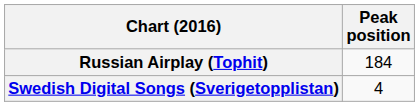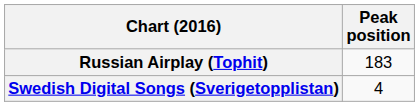(379, 62) 184 -> (379, 62) 183
